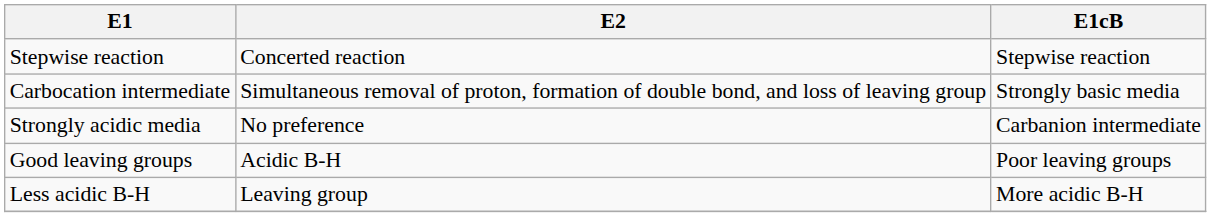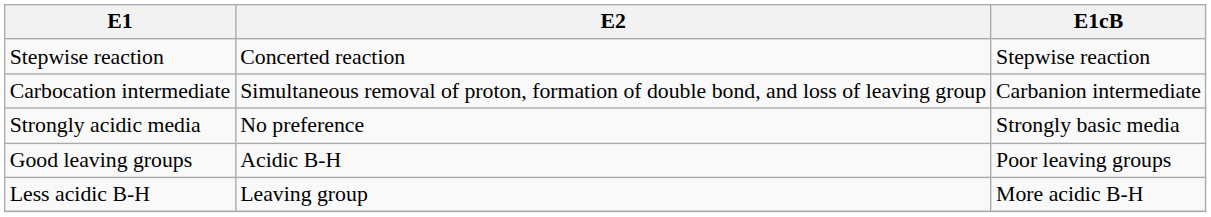(1088, 90) Strongly basic media -> (1098, 90) Carbanion intermediate
(1098, 125) Carbanion intermediate -> (1088, 125) Strongly basic media
